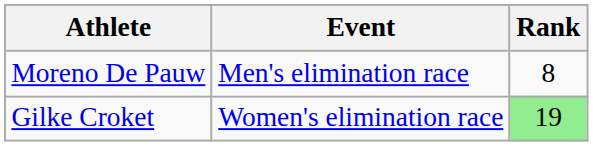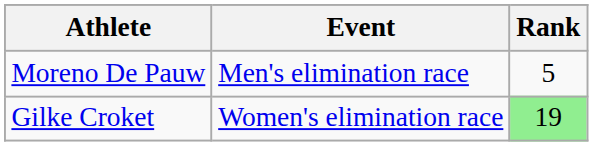(548, 72) 8 -> (548, 72) 5
